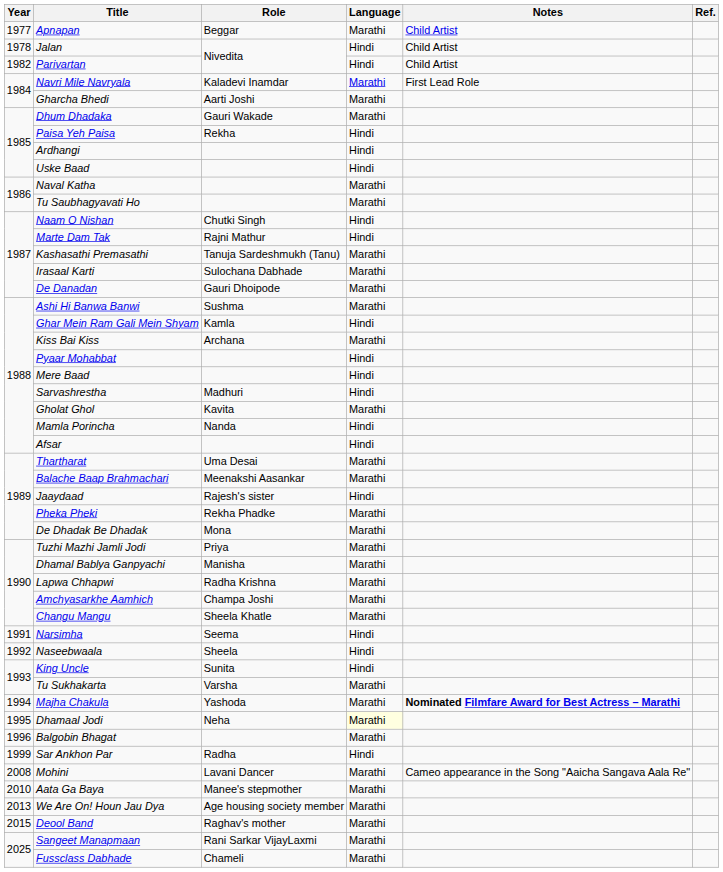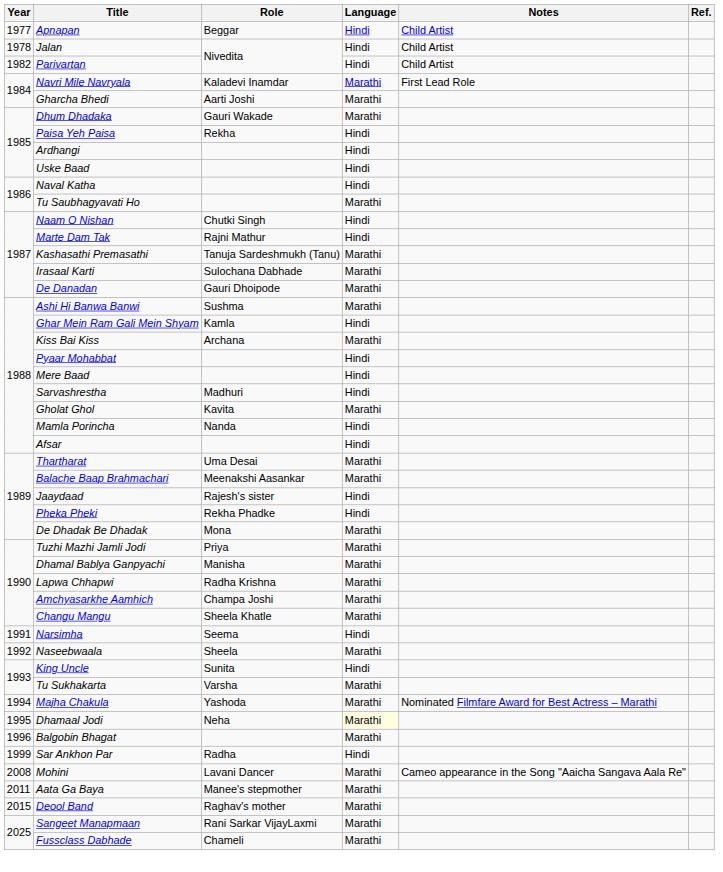(367, 30) Marathi -> (357, 30) Hindi
(367, 185) Marathi -> (357, 185) Hindi
(367, 513) Marathi -> (357, 513) Hindi
(361, 651) Hindi -> (363, 651) Marathi
(543, 703) bold -> (529, 703) normal
(19, 789) 2010 -> (19, 789) 2011
- row: (100, 806)
